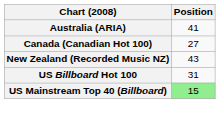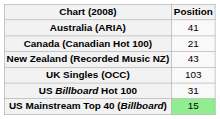(193, 43) 27 -> (193, 43) 21
+ row: (88, 75)
